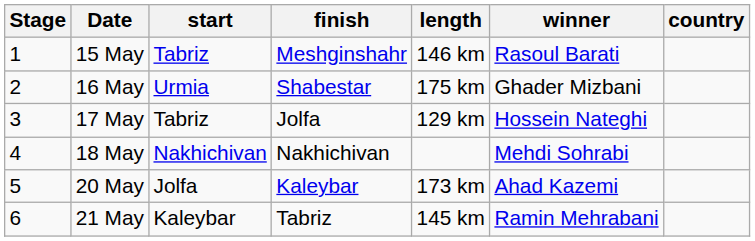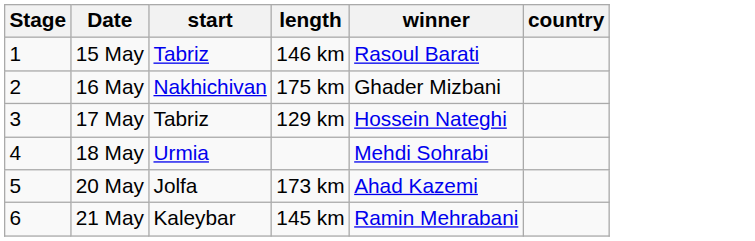- column: (342, 20)
(181, 86) Urmia -> (210, 86) Nakhichivan
(210, 152) Nakhichivan -> (181, 152) Urmia
